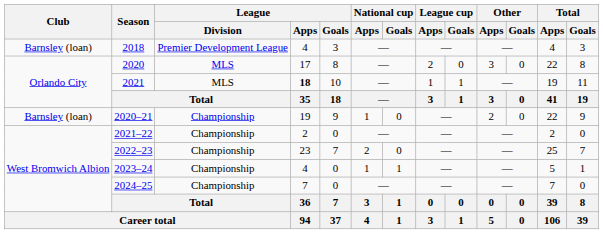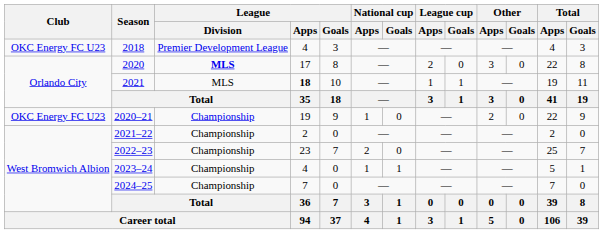(58, 47) Barnsley (loan) -> (58, 47) OKC Energy FC U23
(223, 64) normal -> (223, 64) bold
(58, 116) Barnsley (loan) -> (58, 116) OKC Energy FC U23
